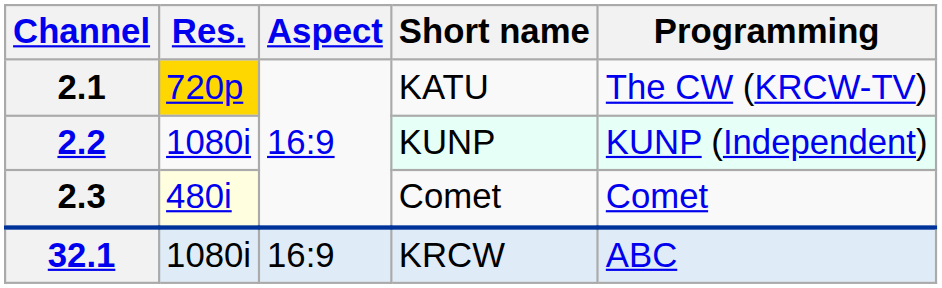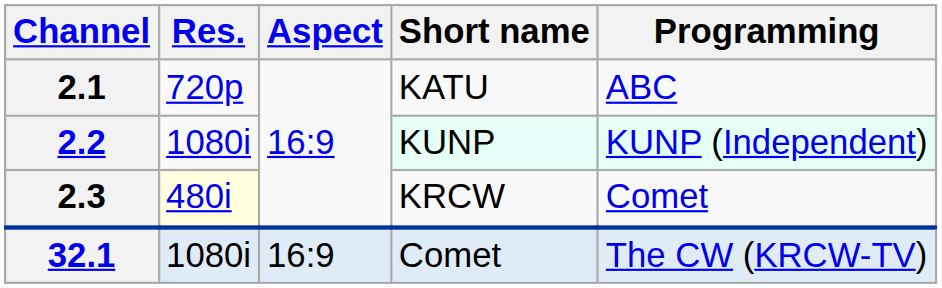(205, 87) gold background -> (205, 87) no background
(767, 87) The CW (KRCW-TV) -> (642, 87) ABC
(450, 197) Comet -> (452, 197) KRCW
(452, 254) KRCW -> (450, 254) Comet
(642, 254) ABC -> (767, 254) The CW (KRCW-TV)
